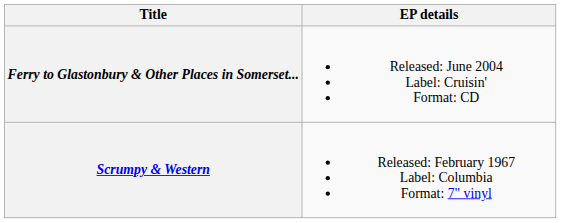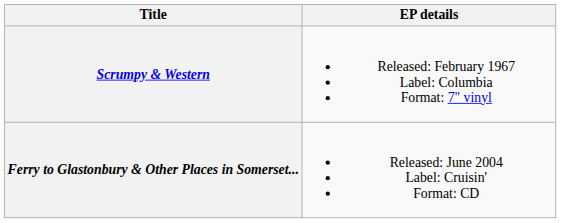rows swapped: (153, 169) <-> (153, 74)
